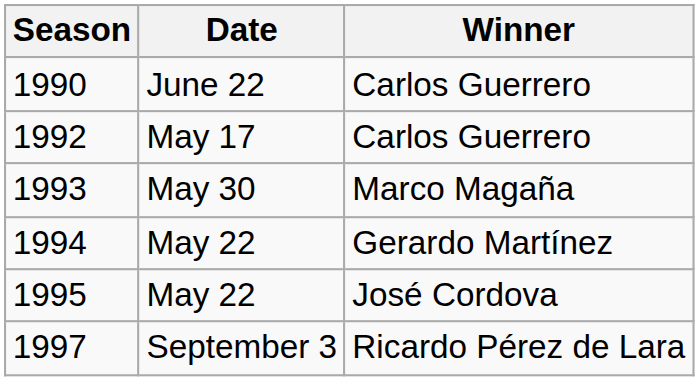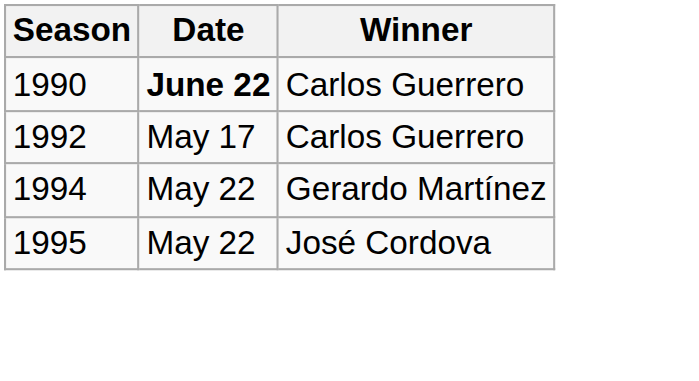(206, 83) normal -> (208, 83) bold
- row: (50, 189)
- row: (50, 347)
